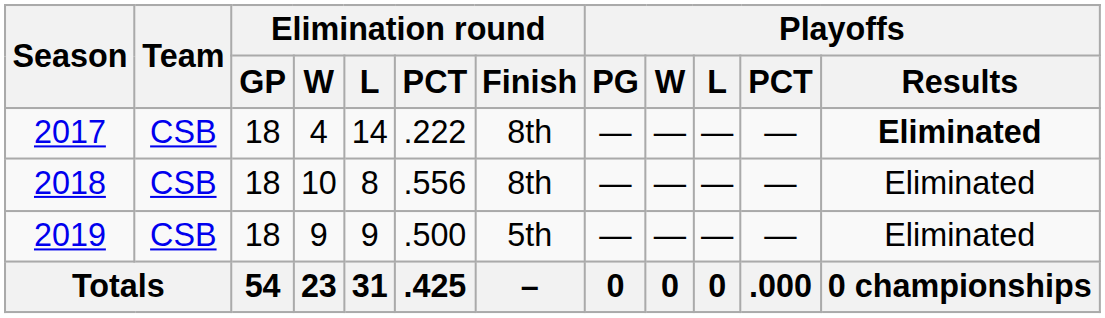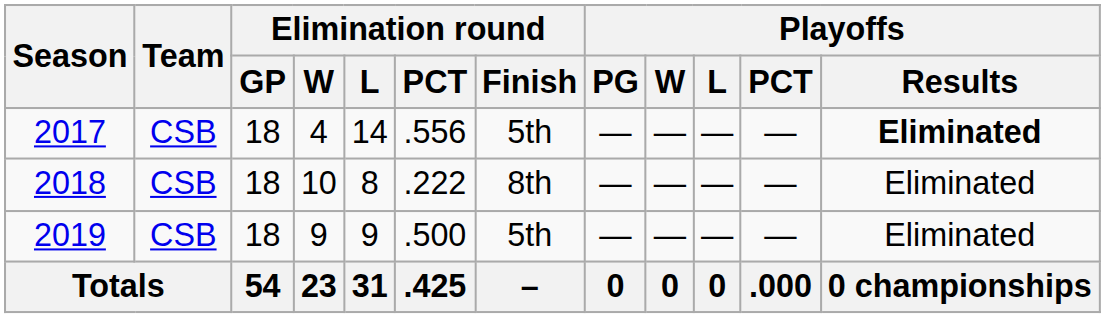(435, 132) .222 -> (435, 132) .556
(530, 132) 8th -> (530, 132) 5th
(435, 183) .556 -> (435, 183) .222
